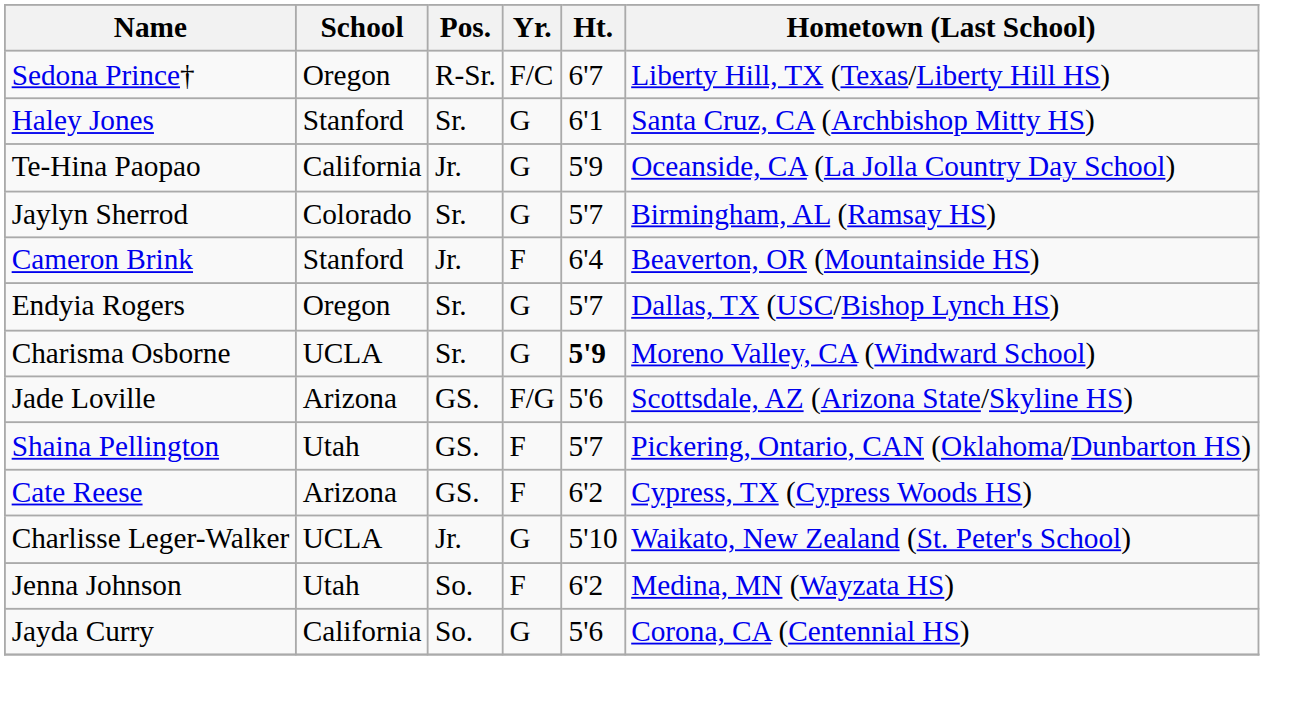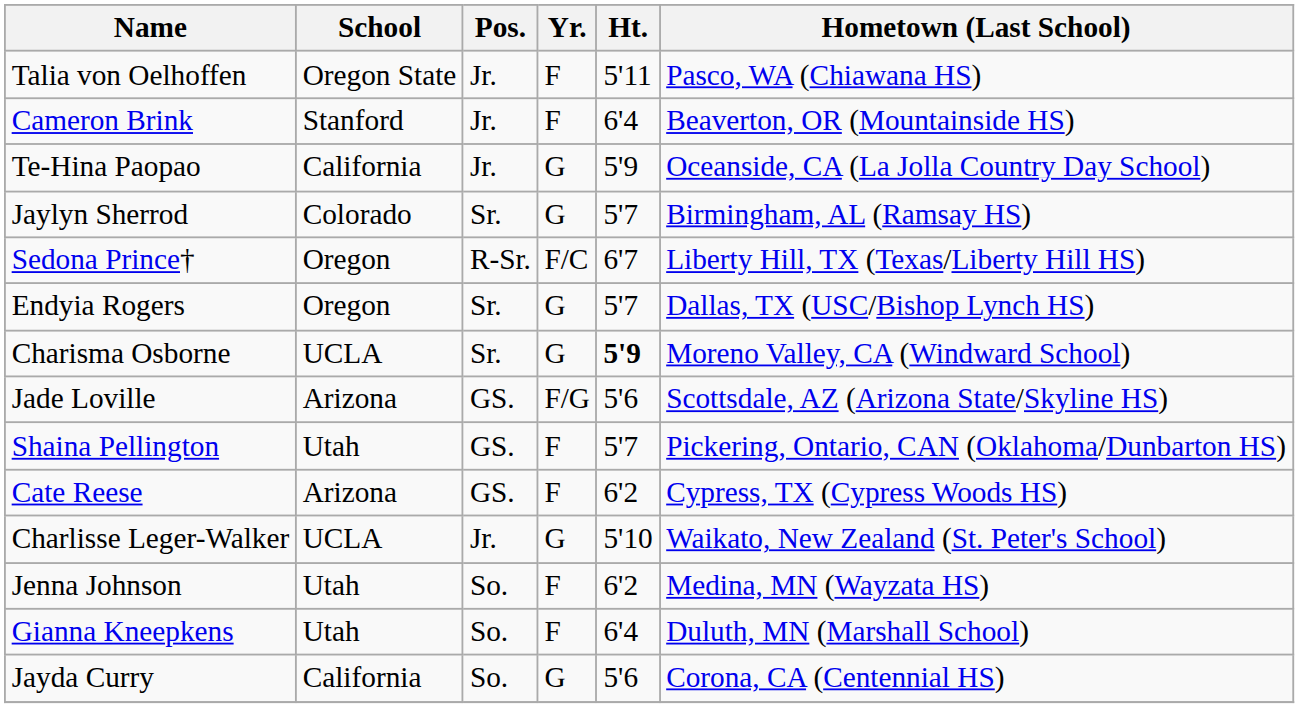+ row: (129, 74)
rows swapped: (102, 259) <-> (103, 74)
- row: (83, 120)
+ row: (123, 631)
